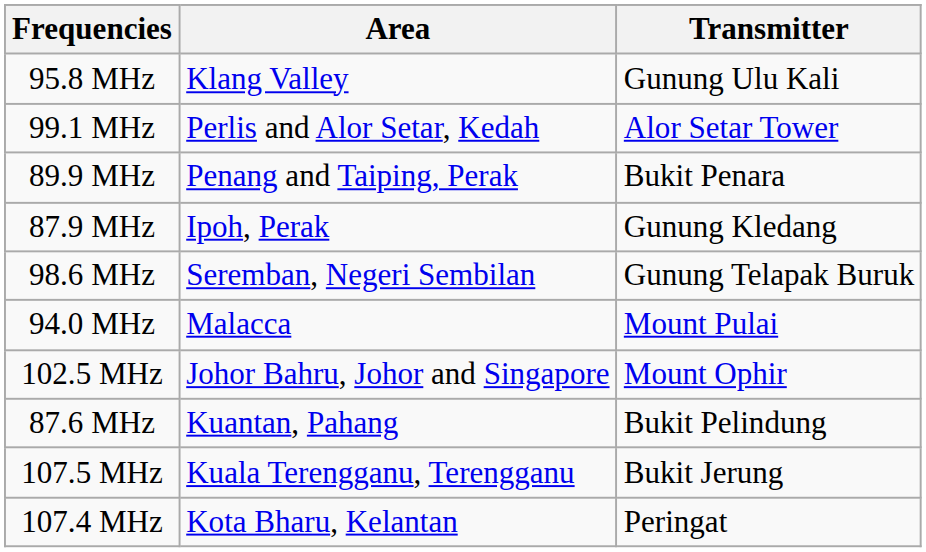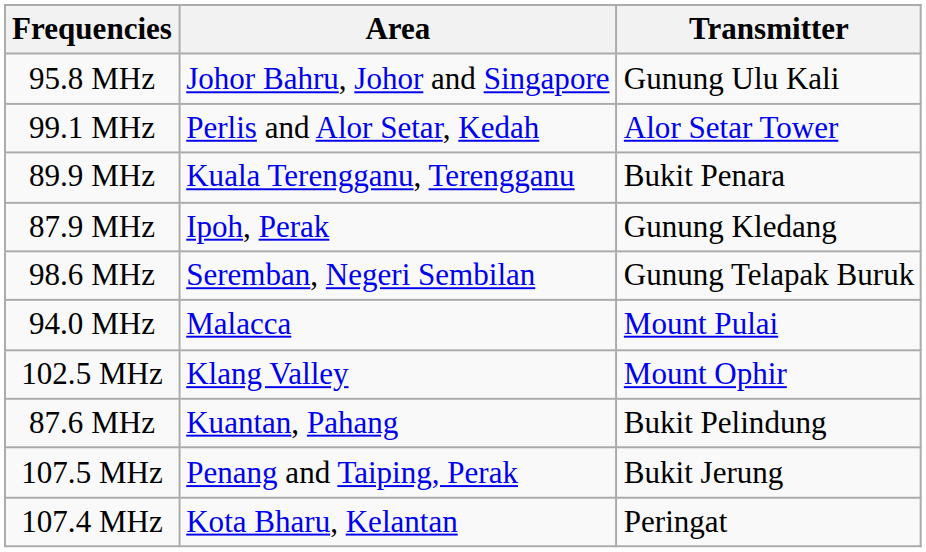(267, 78) Klang Valley -> (398, 78) Johor Bahru, Johor and Singapore
(352, 176) Penang and Taiping, Perak -> (380, 176) Kuala Terengganu, Terengganu
(398, 373) Johor Bahru, Johor and Singapore -> (267, 373) Klang Valley
(380, 472) Kuala Terengganu, Terengganu -> (352, 472) Penang and Taiping, Perak
